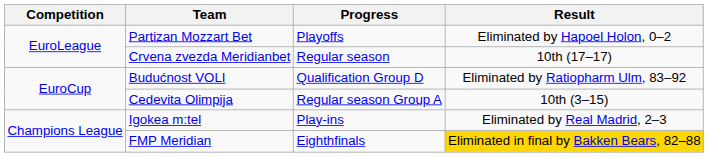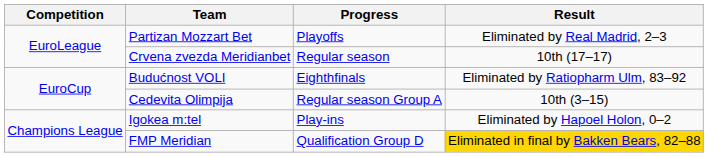(574, 36) Eliminated by Hapoel Holon, 0–2 -> (574, 36) Eliminated by Real Madrid, 2–3
(360, 78) Qualification Group D -> (331, 78) Eighthfinals
(574, 120) Eliminated by Real Madrid, 2–3 -> (574, 120) Eliminated by Hapoel Holon, 0–2
(331, 141) Eighthfinals -> (360, 141) Qualification Group D
